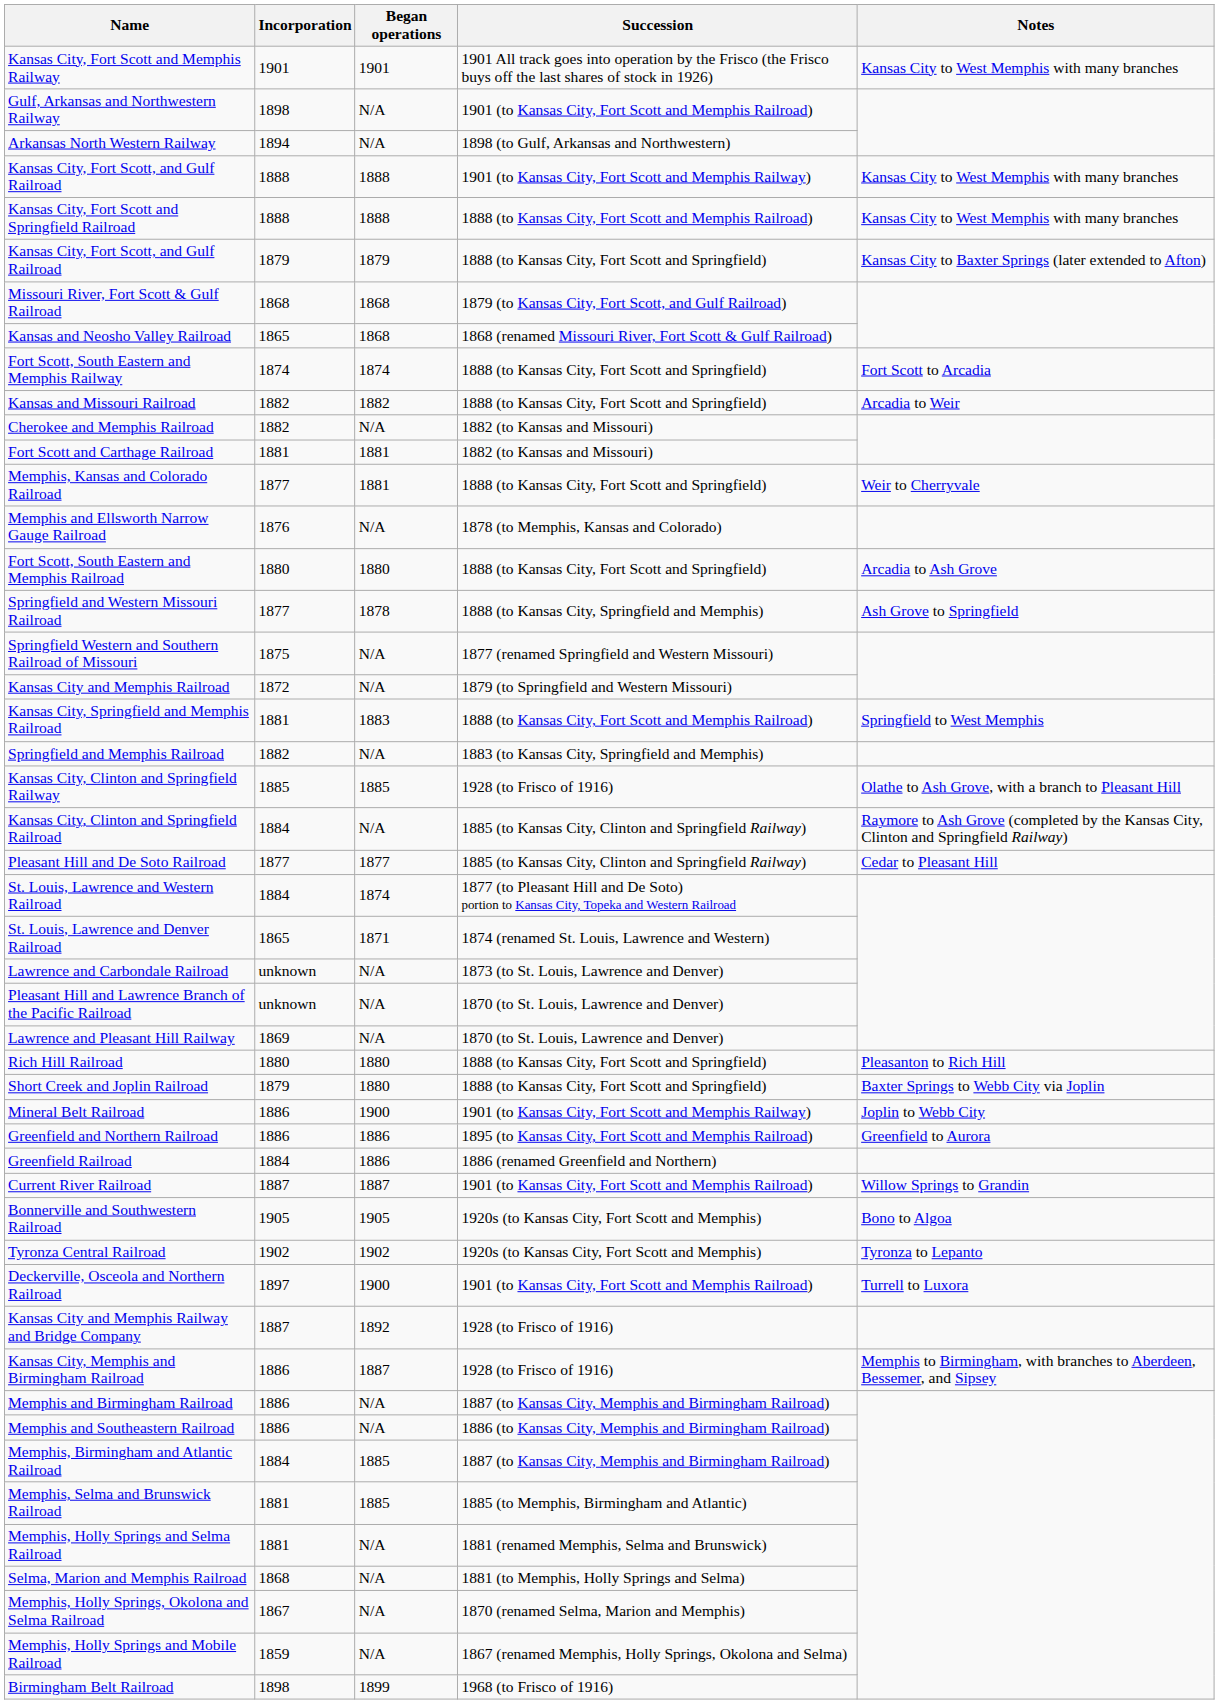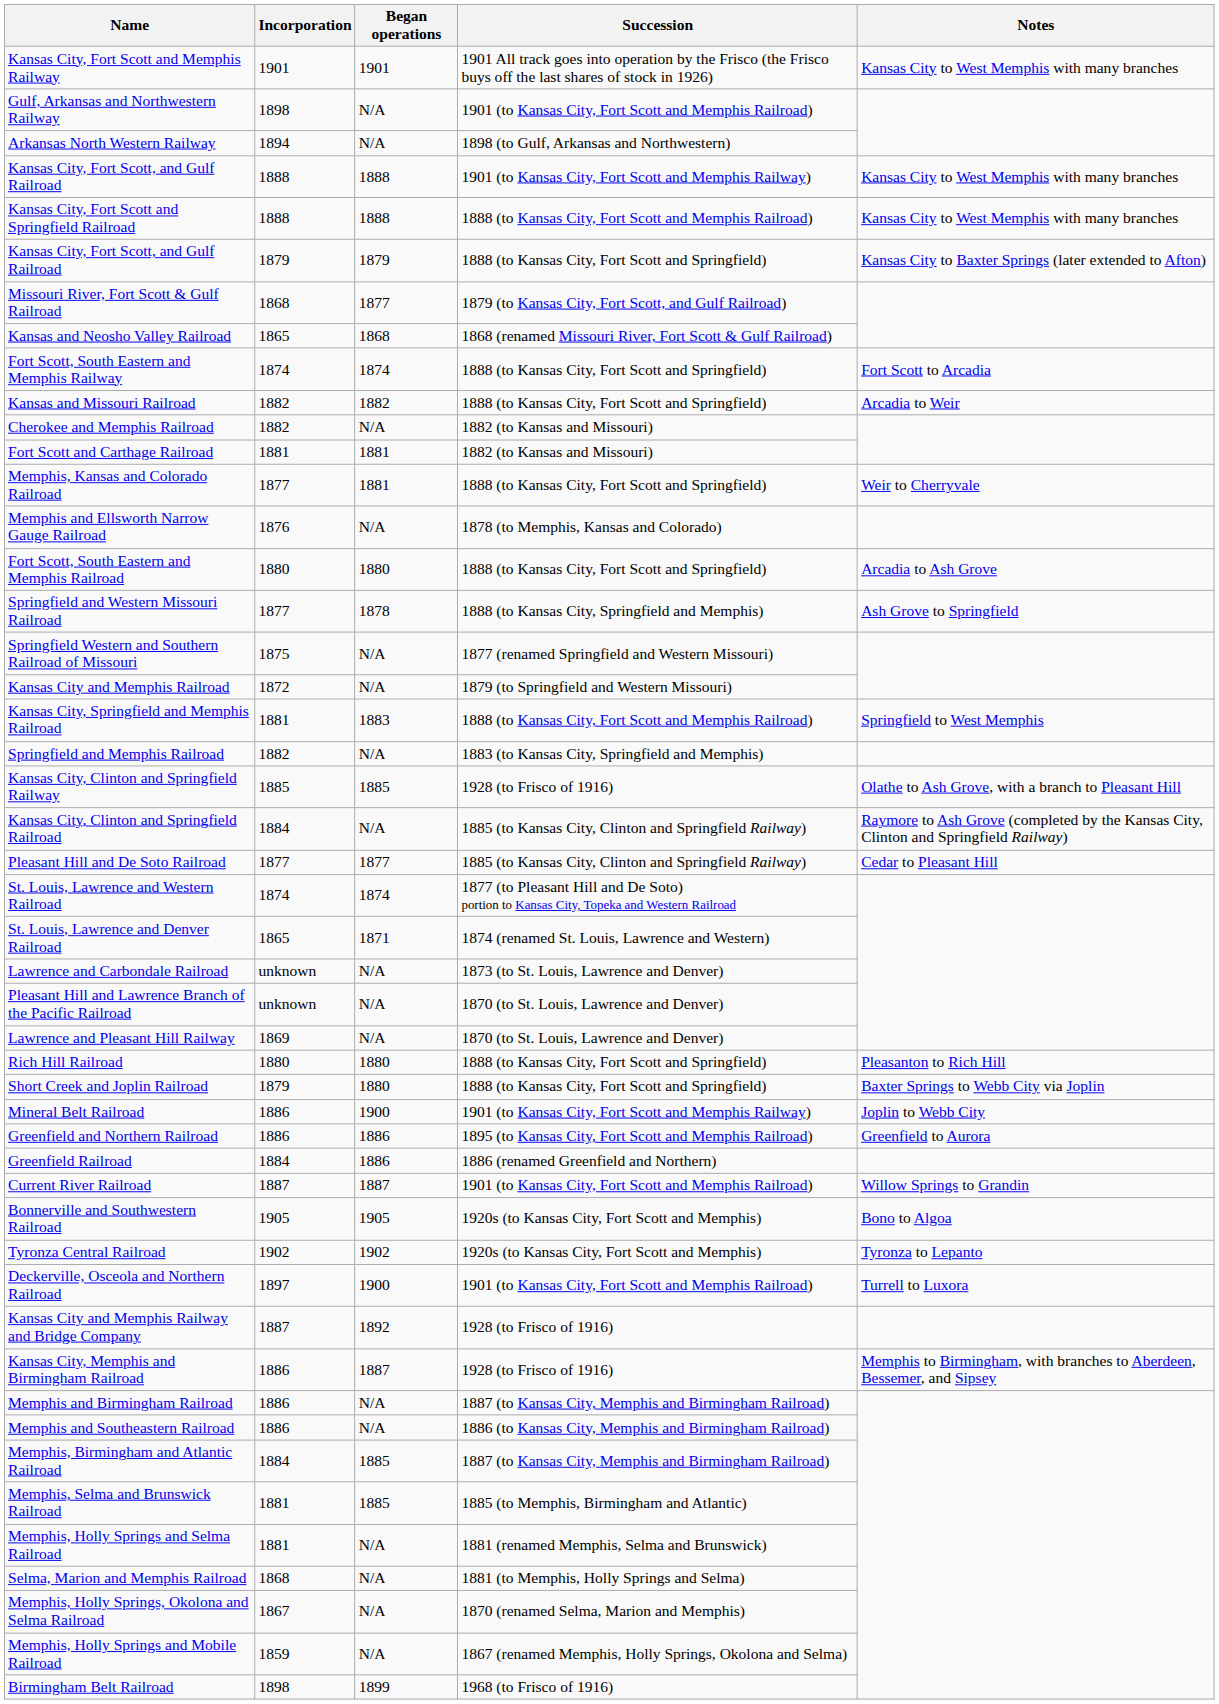(374, 302) 1868 -> (374, 302) 1877
(274, 895) 1884 -> (274, 895) 1874
